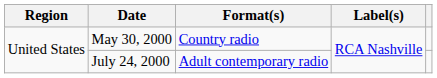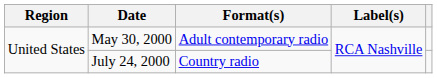(219, 38) Country radio -> (253, 38) Adult contemporary radio
(253, 61) Adult contemporary radio -> (219, 61) Country radio
